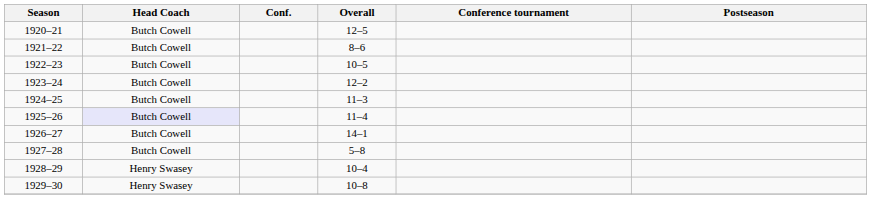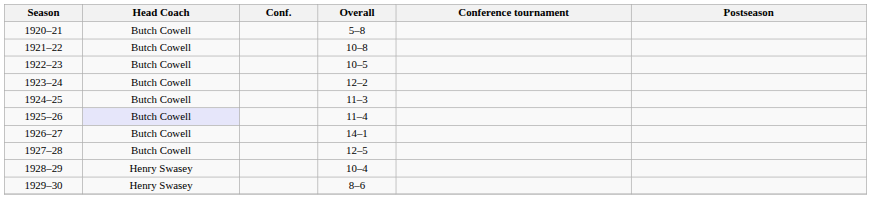(357, 30) 12–5 -> (357, 30) 5–8
(357, 47) 8–6 -> (357, 47) 10–8
(357, 151) 5–8 -> (357, 151) 12–5
(357, 185) 10–8 -> (357, 185) 8–6
